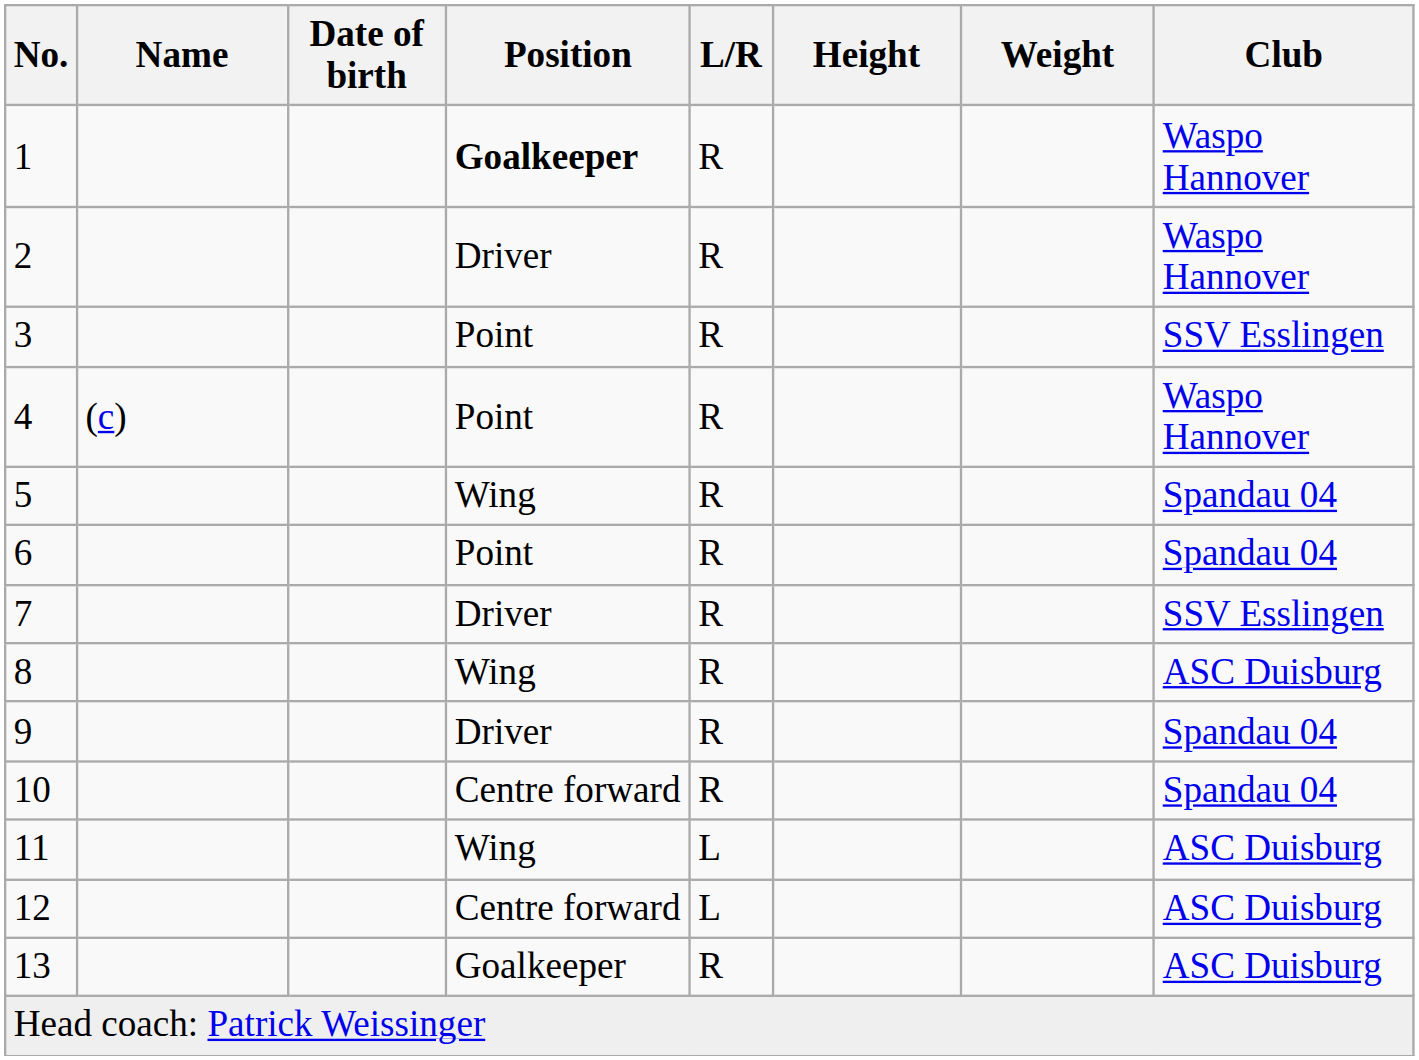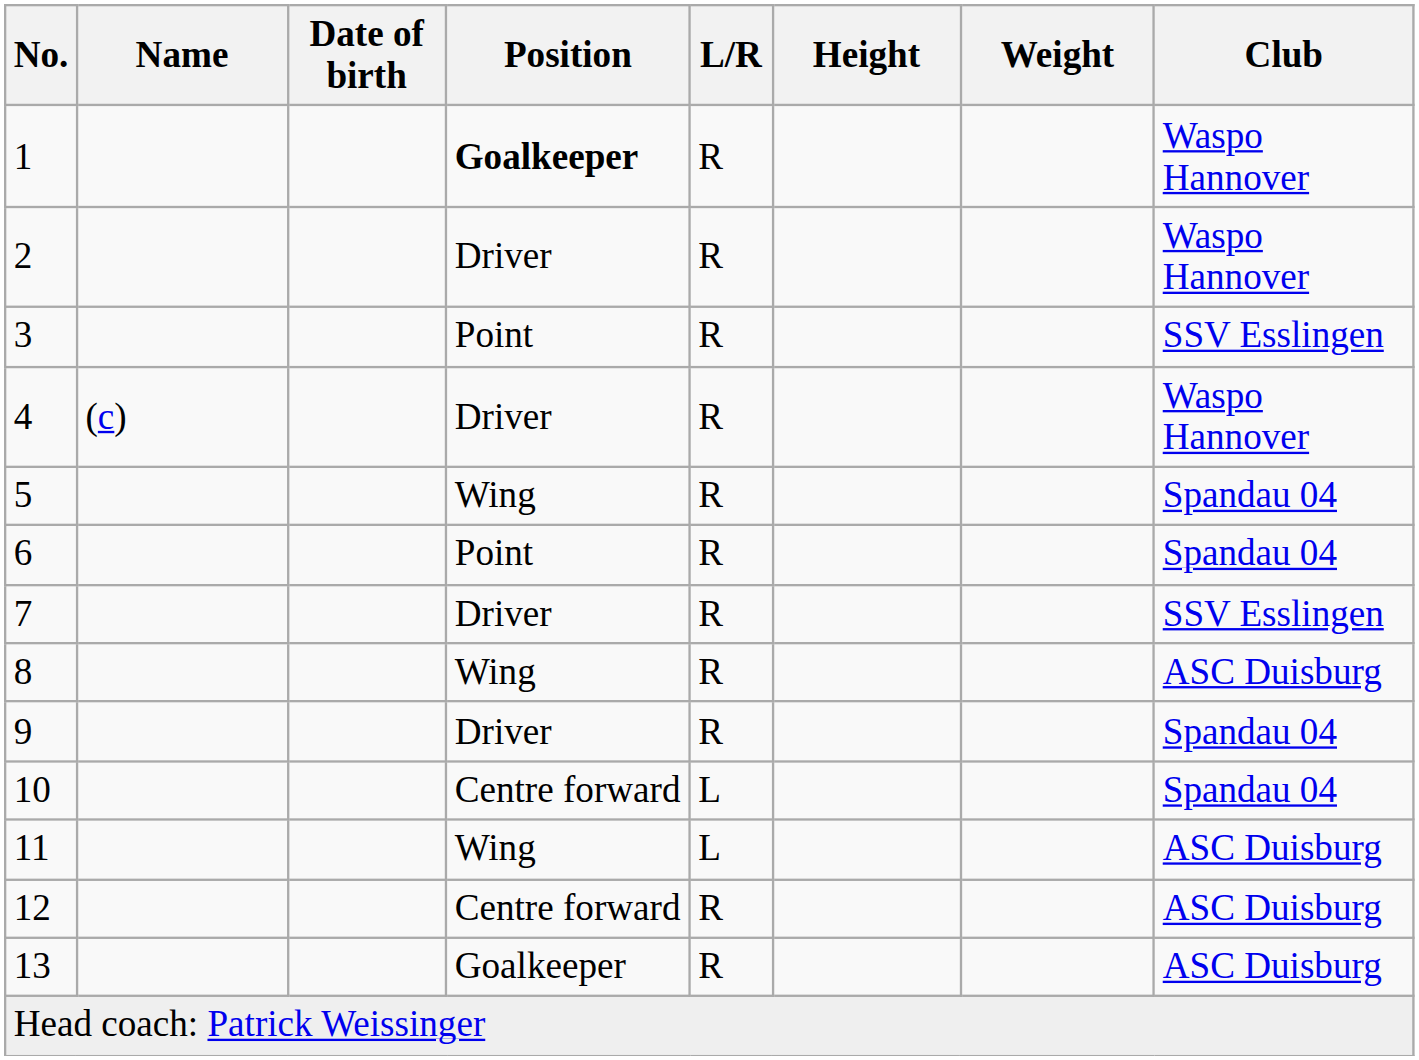(494, 415) Point -> (503, 415) Driver
(711, 789) R -> (709, 789) L
(709, 907) L -> (711, 907) R
